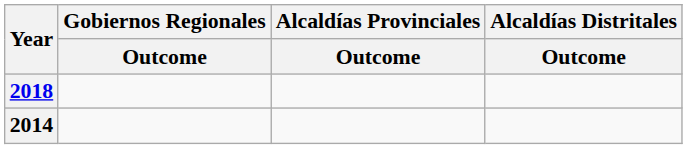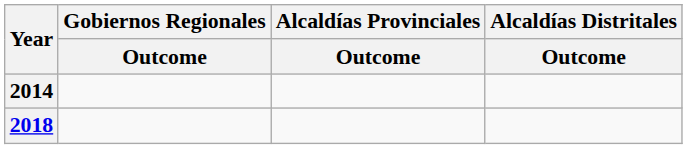rows swapped: (31, 125) <-> (31, 90)
